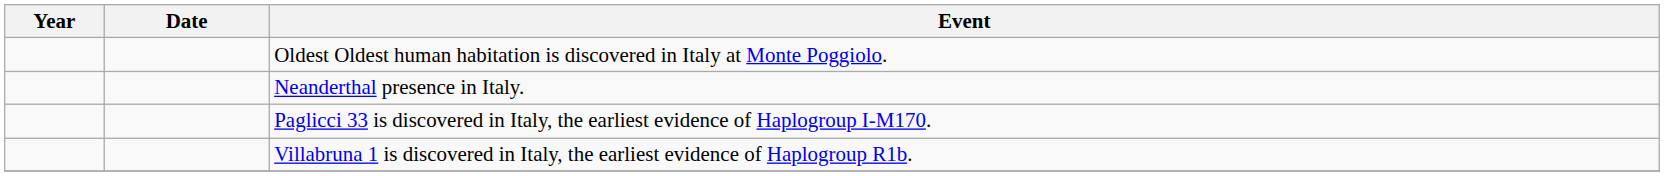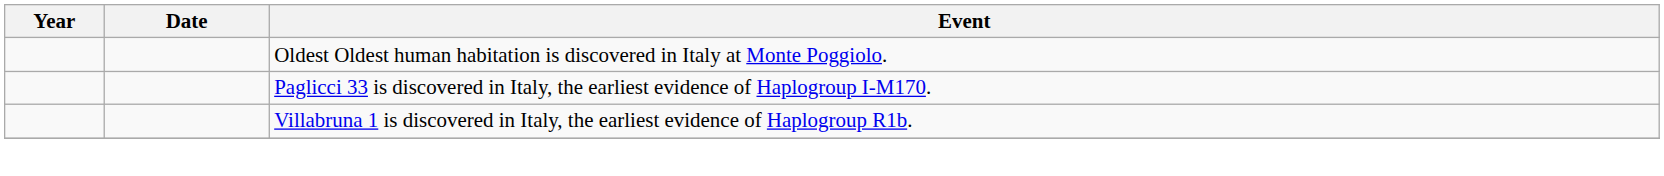- row: (399, 87)
